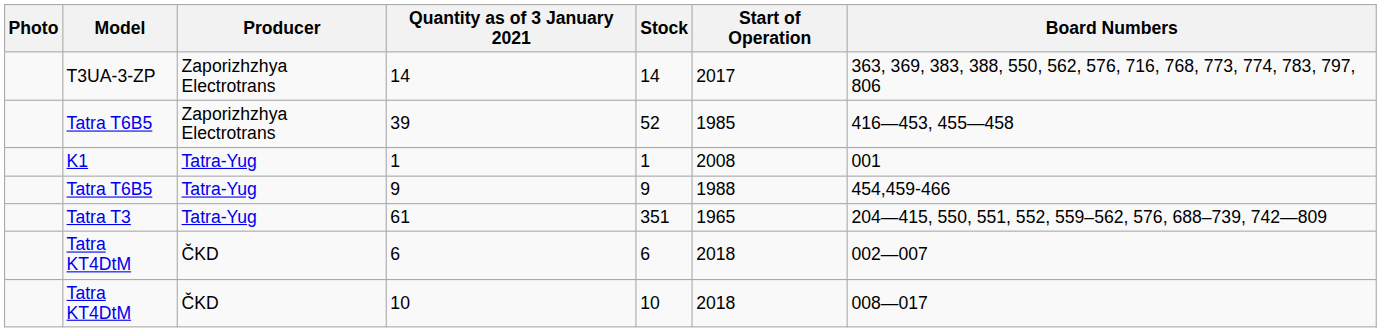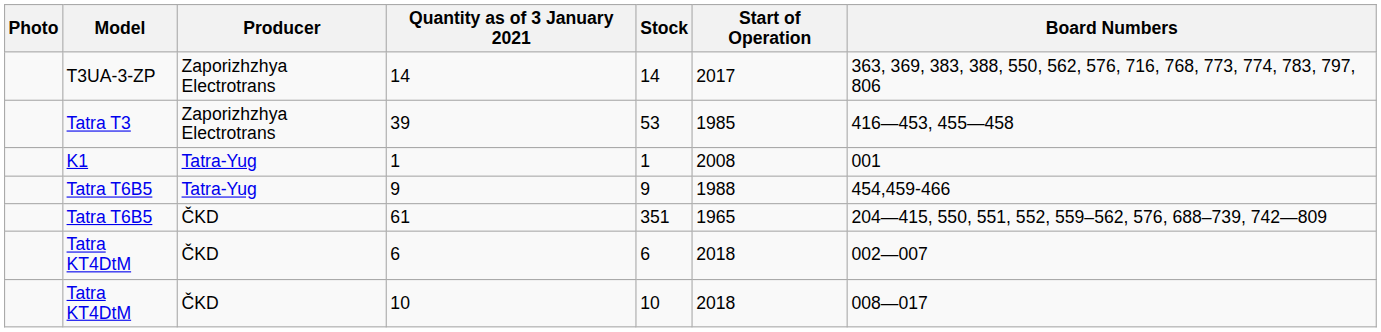(109, 123) Tatra T6B5 -> (99, 123) Tatra T3
(650, 123) 52 -> (650, 123) 53
(99, 217) Tatra T3 -> (109, 217) Tatra T6B5
(219, 217) Tatra-Yug -> (200, 217) ČKD
